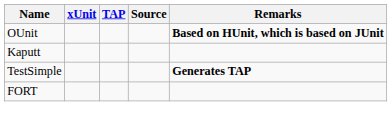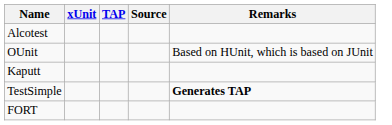+ row: (27, 33)
(278, 33) bold -> (273, 52) normal
